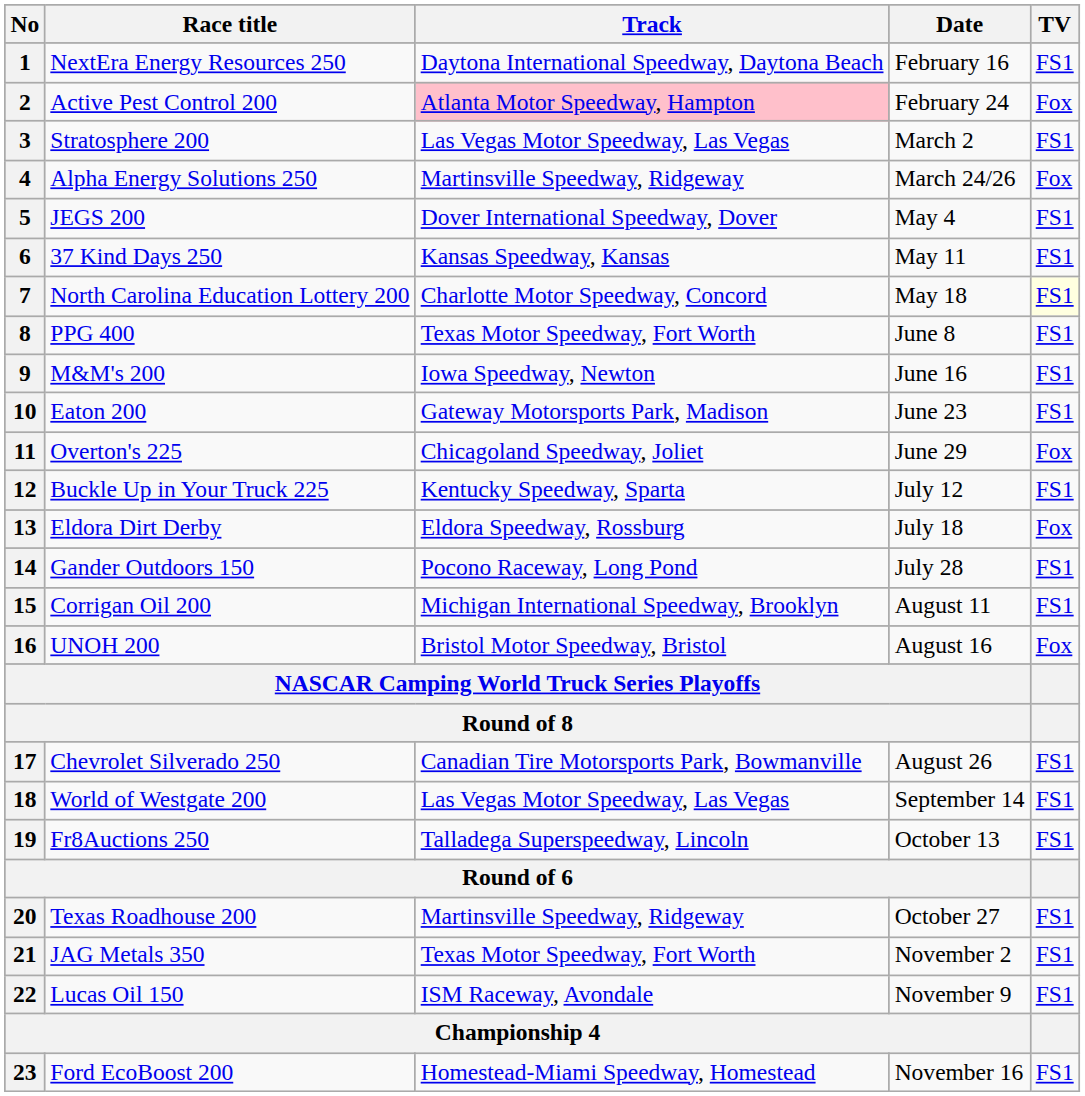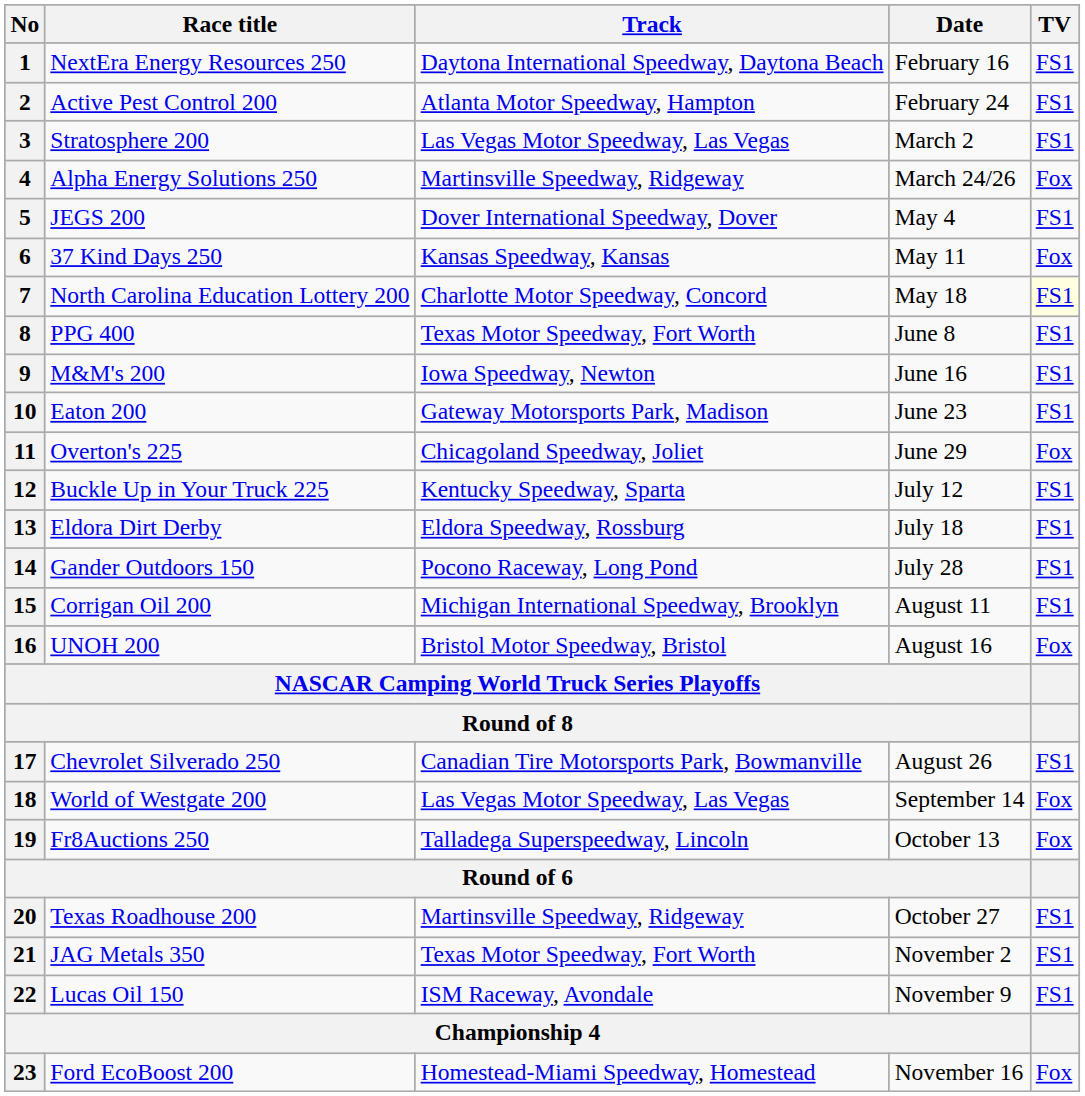(588, 101) pink background -> (588, 101) no background
(1054, 101) Fox -> (1055, 101) FS1
(1055, 256) FS1 -> (1054, 256) Fox
(1054, 528) Fox -> (1055, 528) FS1
(1055, 799) FS1 -> (1054, 799) Fox
(1055, 838) FS1 -> (1054, 838) Fox
(1055, 1071) FS1 -> (1054, 1071) Fox
